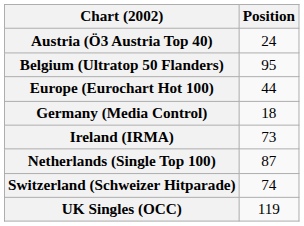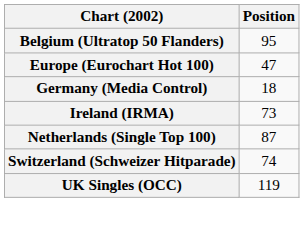- row: (122, 40)
(269, 88) 44 -> (269, 64) 47
